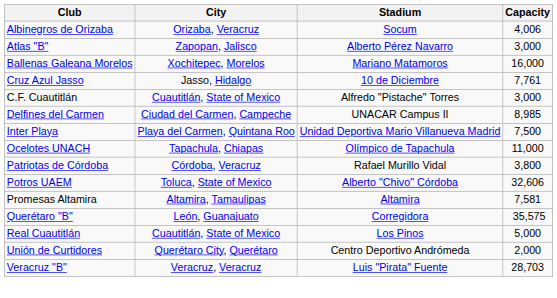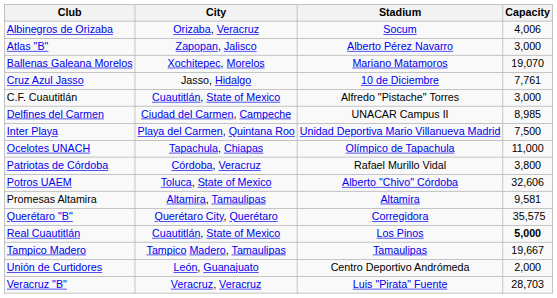(528, 64) 16,000 -> (528, 64) 19,070
(528, 200) 7,581 -> (528, 200) 9,581
(216, 217) León, Guanajuato -> (216, 217) Querétaro City, Querétaro
(528, 234) normal -> (528, 234) bold
+ row: (46, 251)
(216, 251) Querétaro City, Querétaro -> (216, 268) León, Guanajuato
